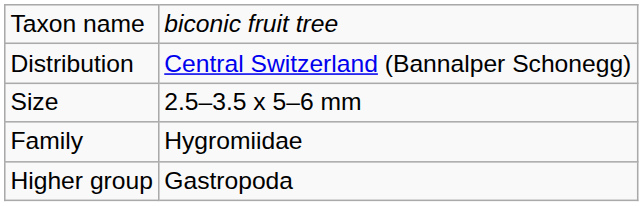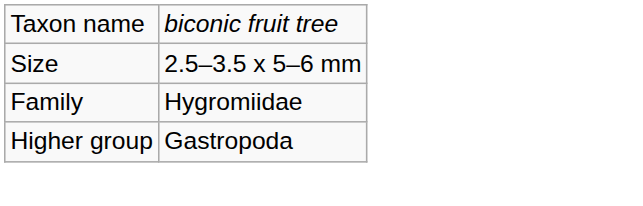- row: (72, 63)
